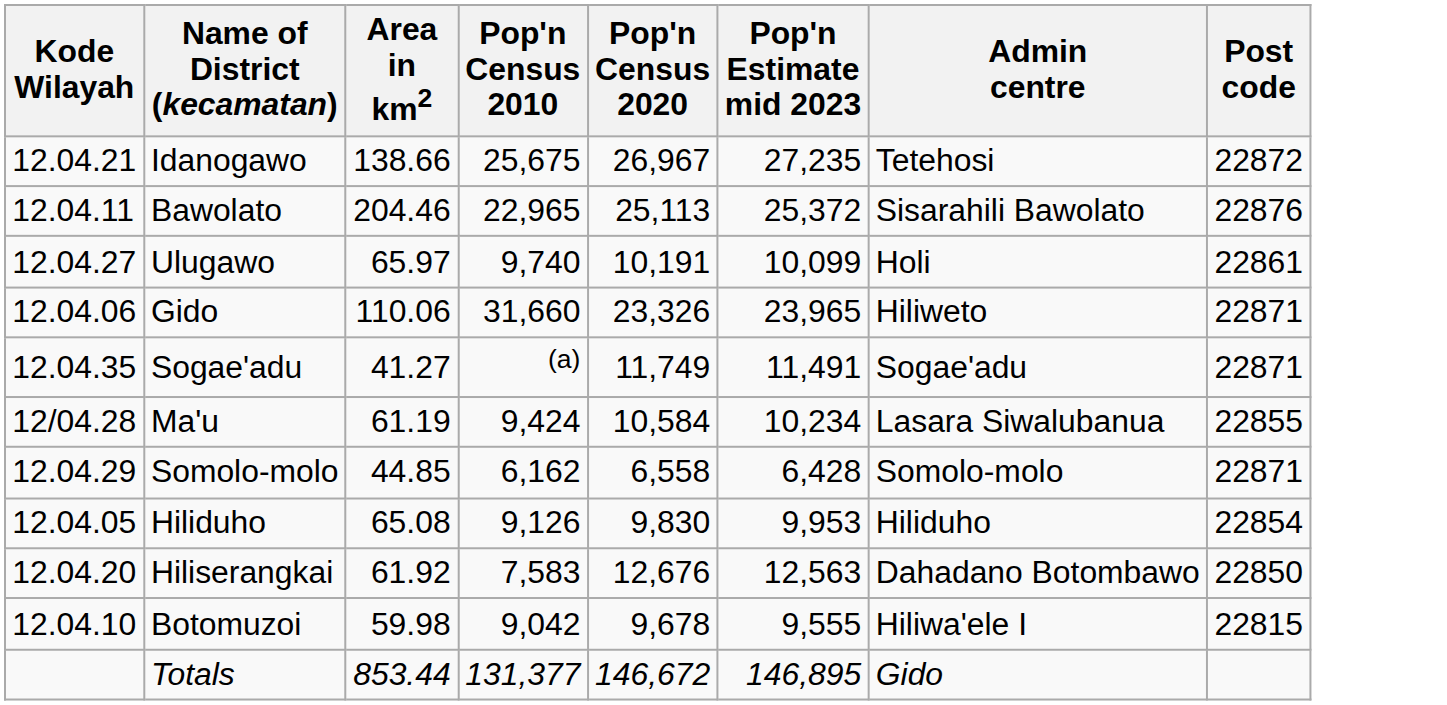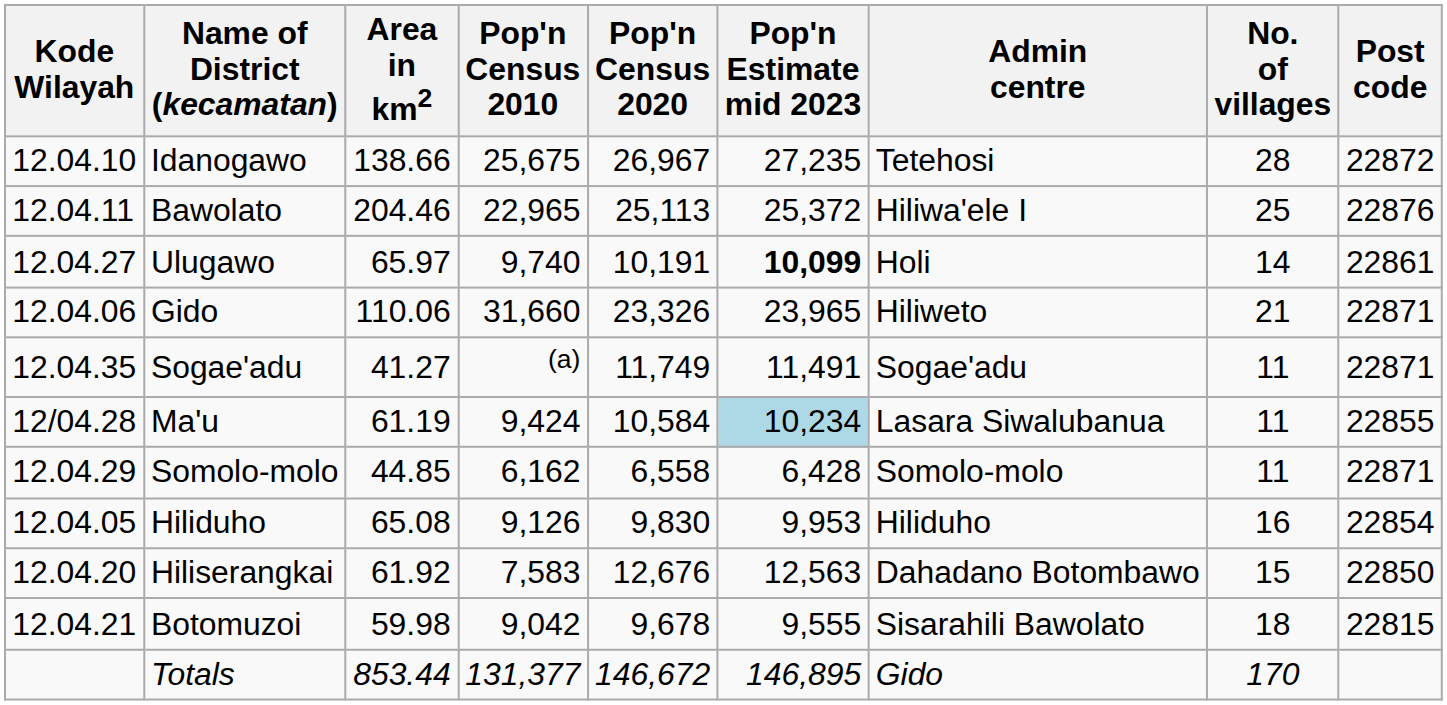+ column: (1273, 69)
(74, 160) 12.04.21 -> (74, 160) 12.04.10
(1010, 210) Sisarahili Bawolato -> (951, 210) Hiliwa'ele I
(812, 261) normal -> (812, 261) bold
(812, 421) no background -> (812, 421) lightblue background
(74, 623) 12.04.10 -> (74, 623) 12.04.21
(951, 623) Hiliwa'ele I -> (1010, 623) Sisarahili Bawolato
